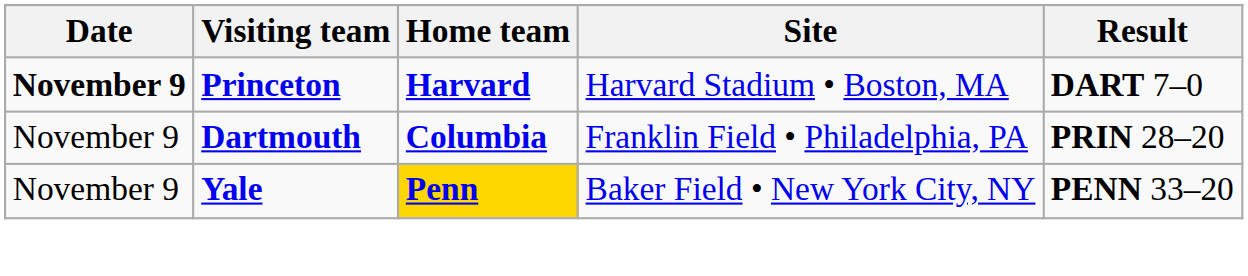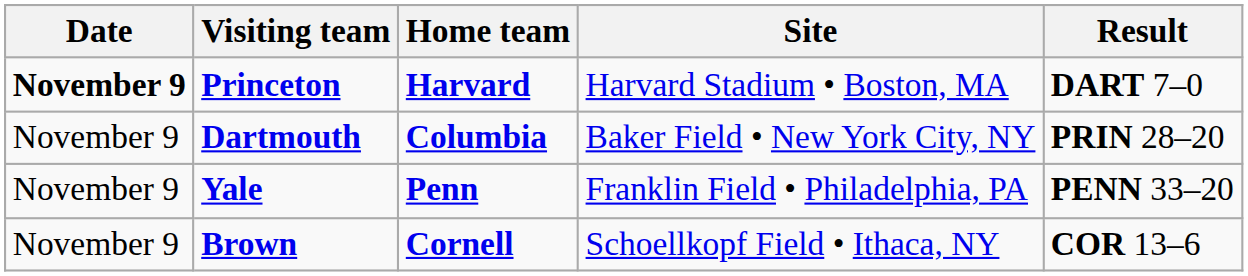(807, 137) Franklin Field • Philadelphia, PA -> (810, 137) Baker Field • New York City, NY
(442, 190) gold background -> (442, 190) no background
(810, 190) Baker Field • New York City, NY -> (807, 190) Franklin Field • Philadelphia, PA
+ row: (249, 243)
